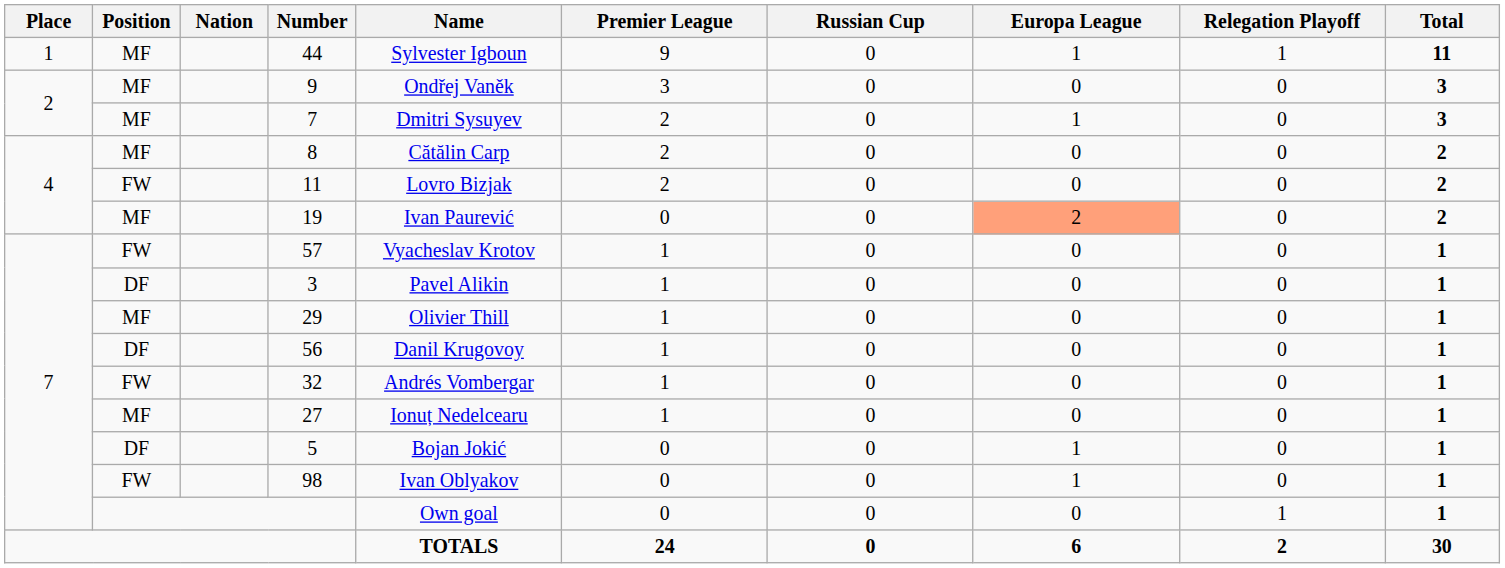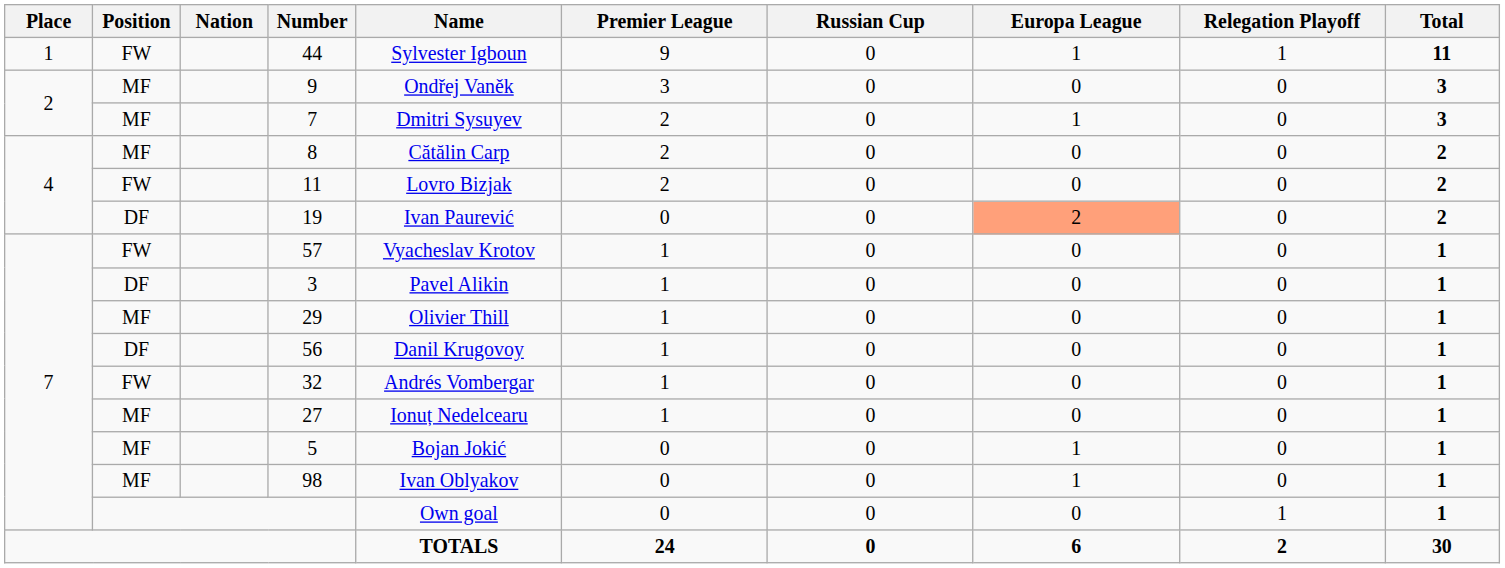(136, 53) MF -> (136, 53) FW
(136, 218) MF -> (136, 218) DF
(136, 447) DF -> (136, 447) MF
(136, 480) FW -> (136, 480) MF
